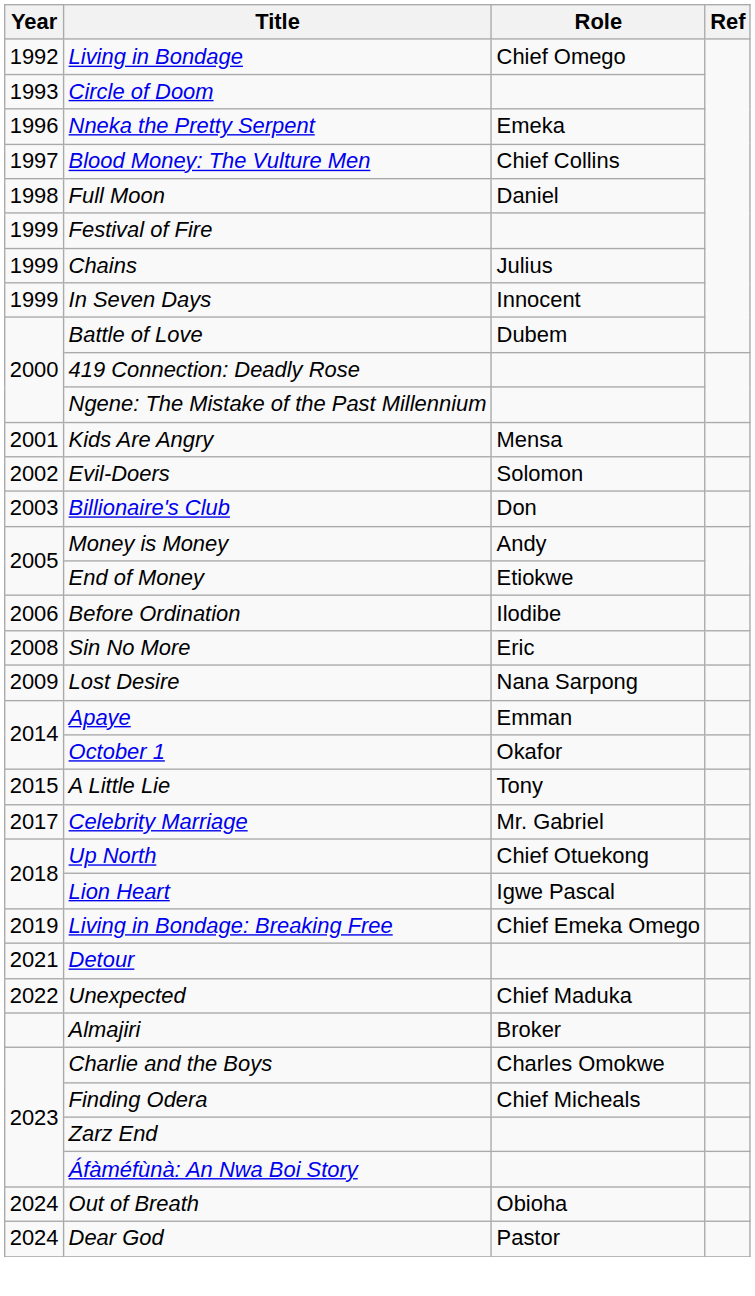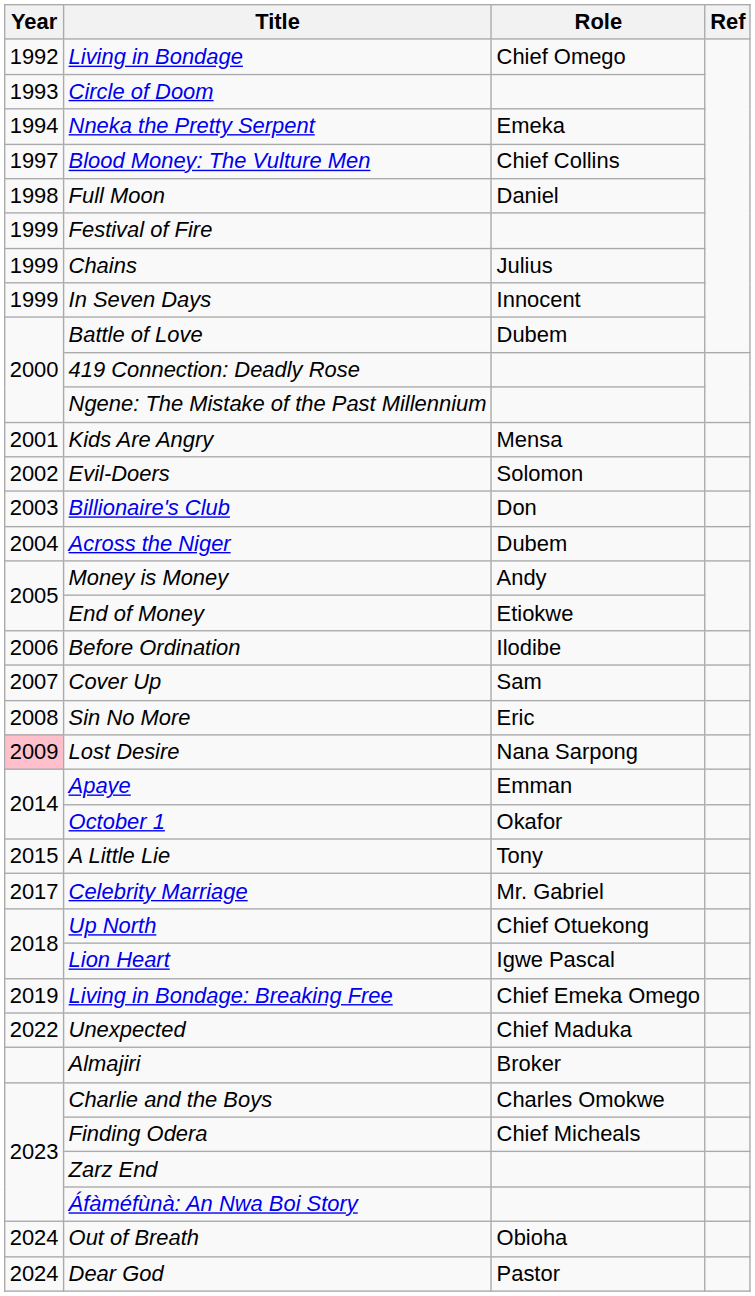(34, 126) 1996 -> (34, 126) 1994
+ row: (150, 543)
+ row: (115, 682)
(34, 682) no background -> (34, 751) pink background
- row: (102, 960)
